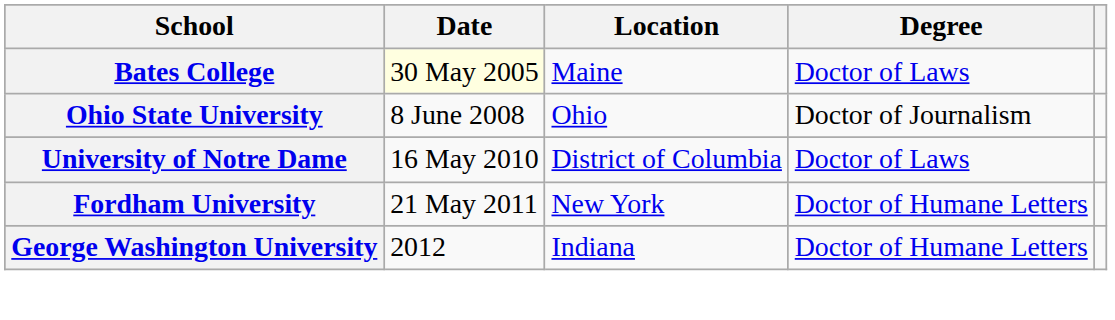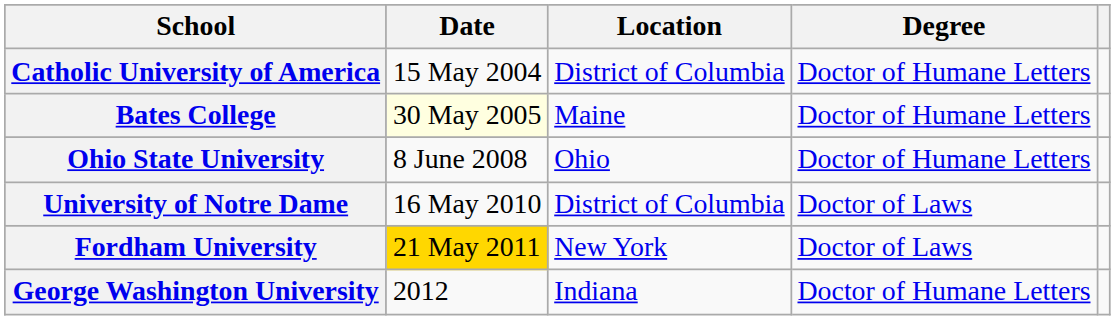+ row: (196, 70)
(882, 70) Doctor of Laws -> (944, 114) Doctor of Humane Letters
(913, 114) Doctor of Journalism -> (944, 159) Doctor of Humane Letters
(464, 203) no background -> (467, 247) gold background
(941, 203) Doctor of Humane Letters -> (885, 247) Doctor of Laws
